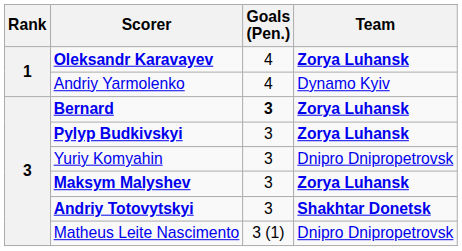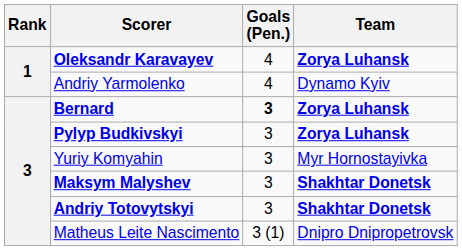(375, 158) Dnipro Dnipropetrovsk -> (362, 158) Myr Hornostayivka
(353, 183) Zorya Luhansk -> (364, 183) Shakhtar Donetsk
